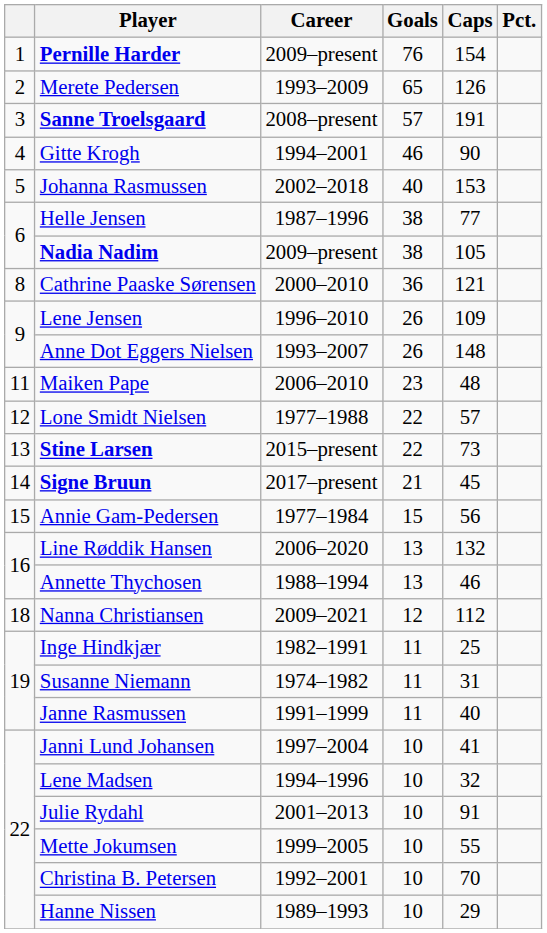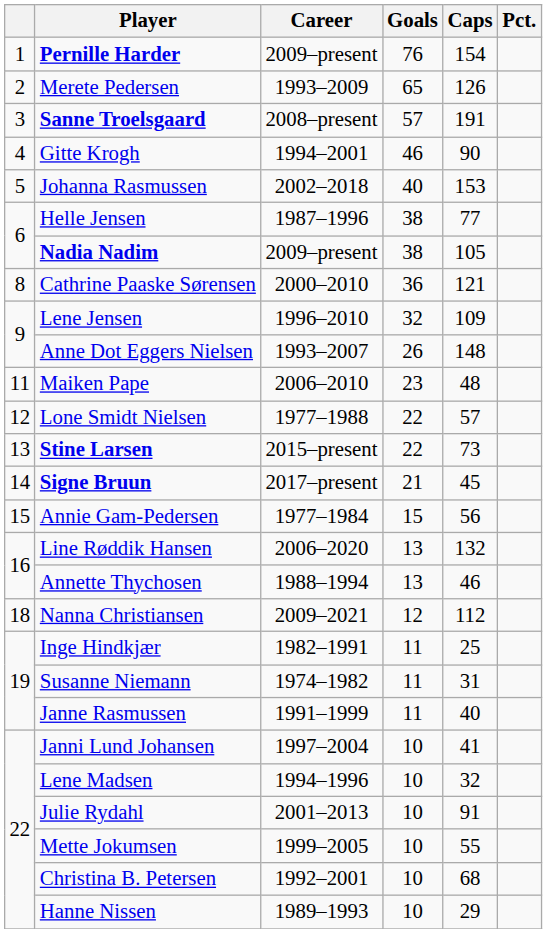(413, 317) 26 -> (413, 317) 32
(470, 878) 70 -> (470, 878) 68
